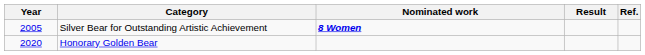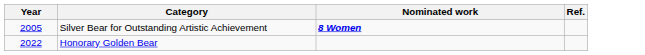- column: (591, 12)
(31, 43) 2020 -> (31, 43) 2022
